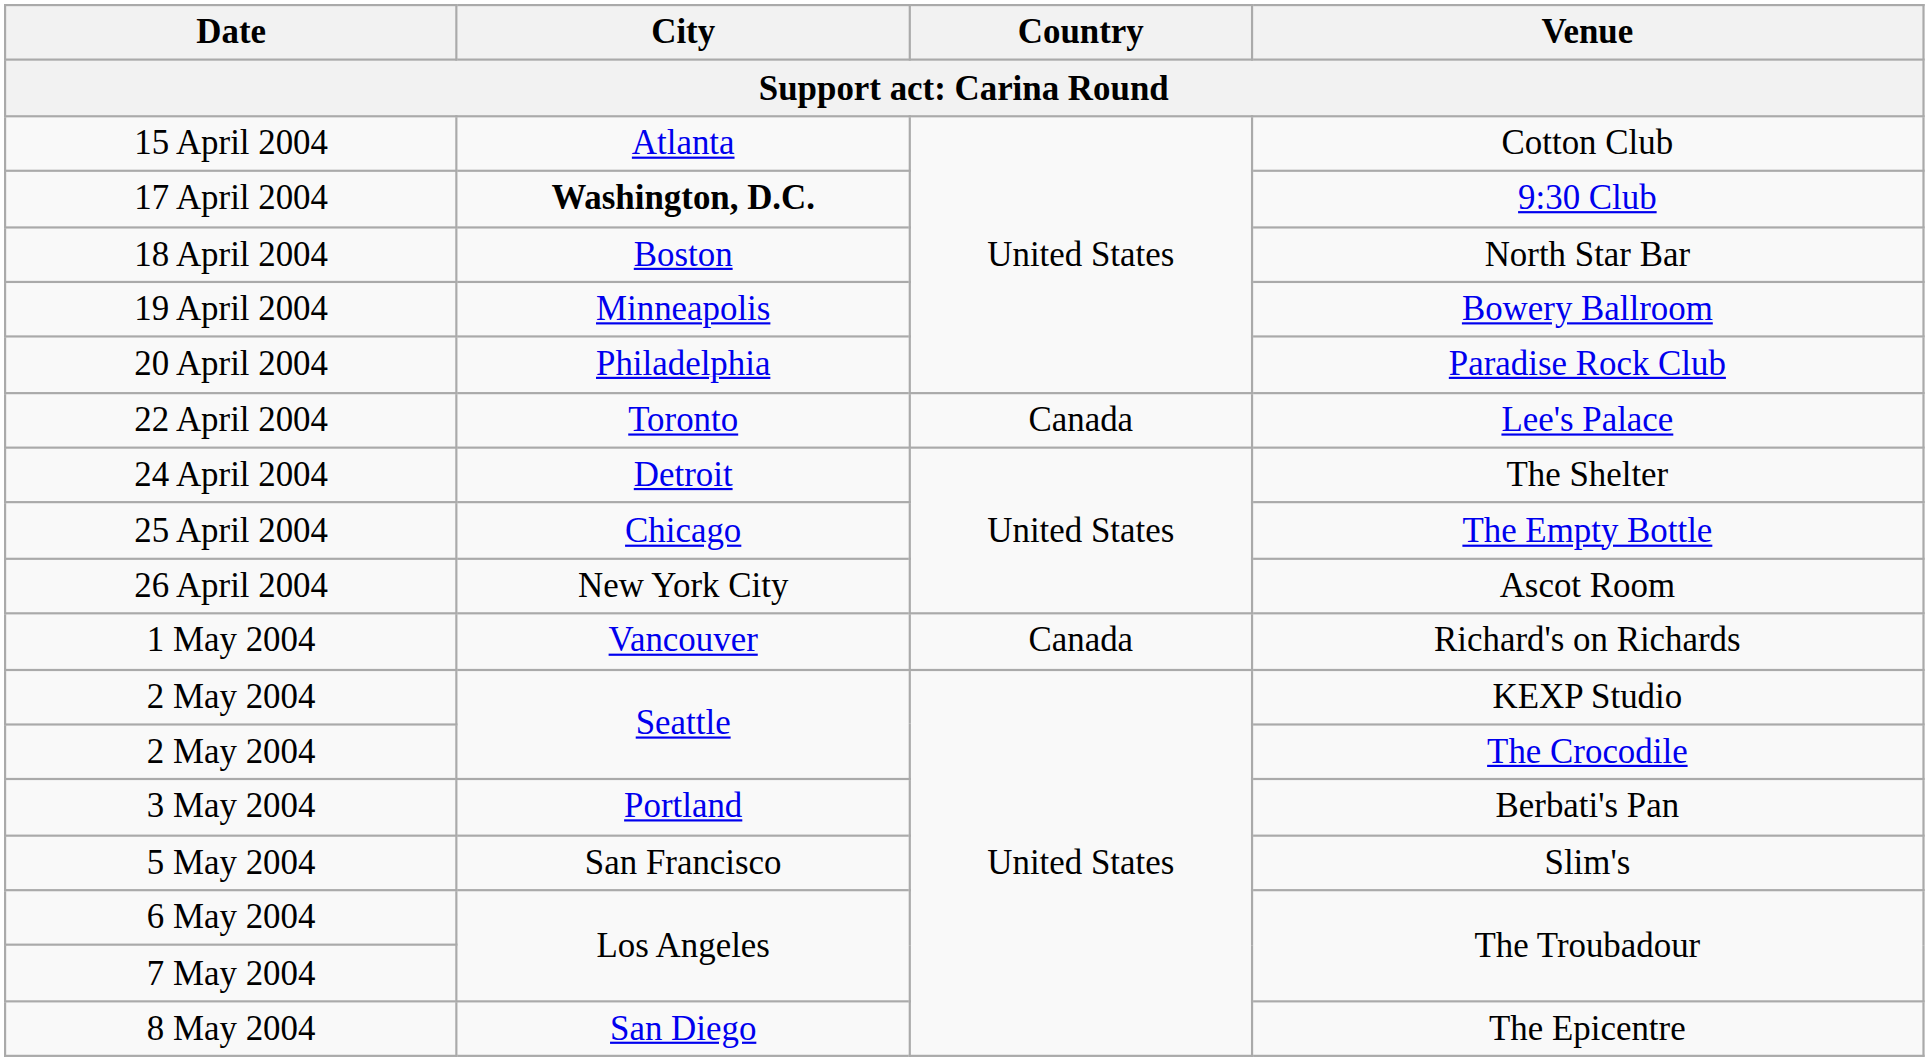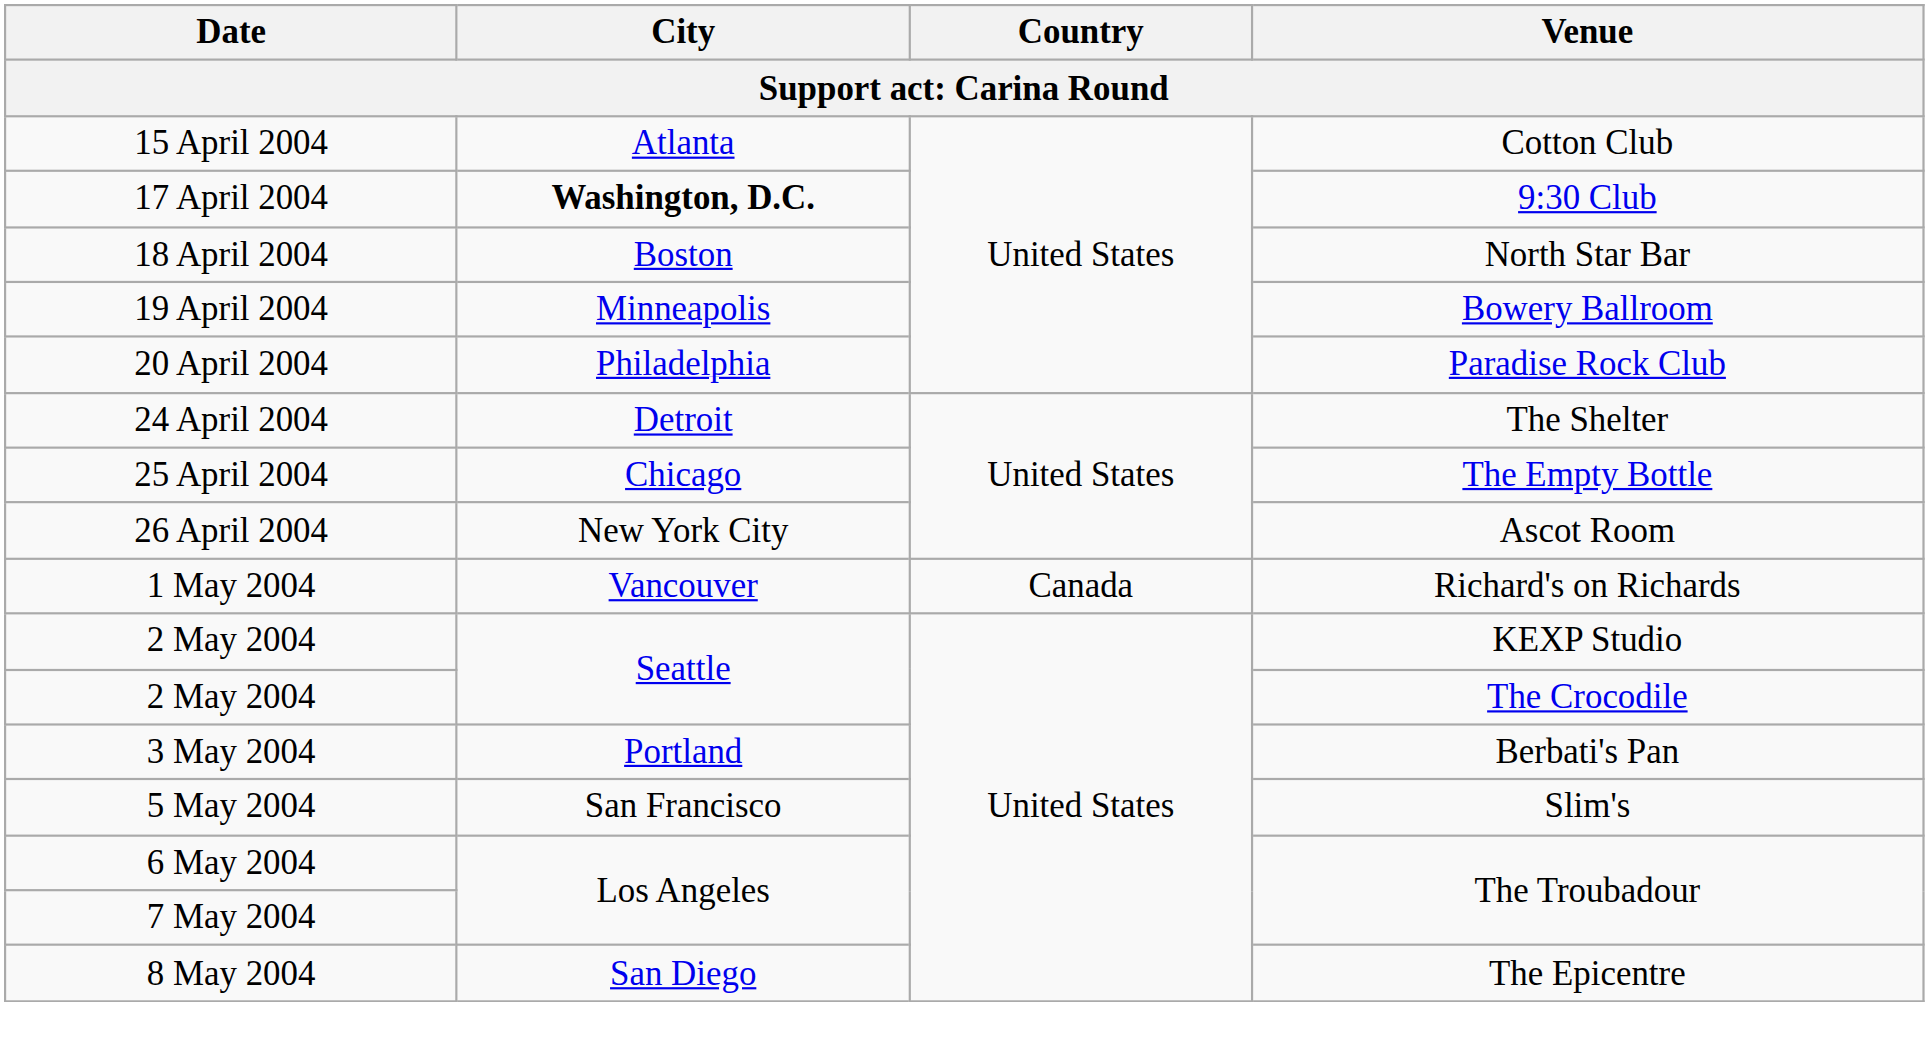- row: (231, 419)
